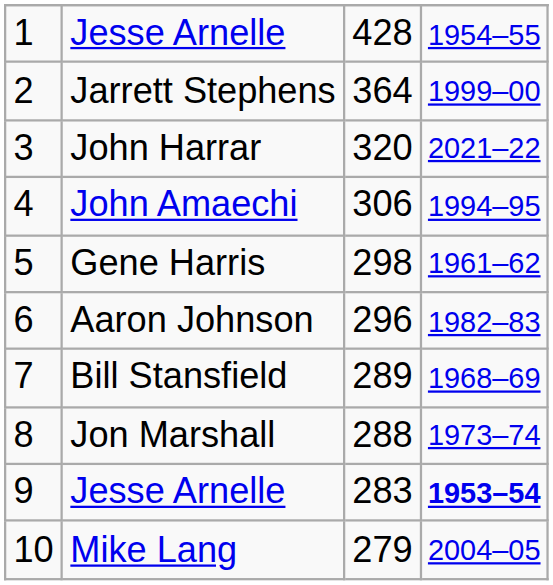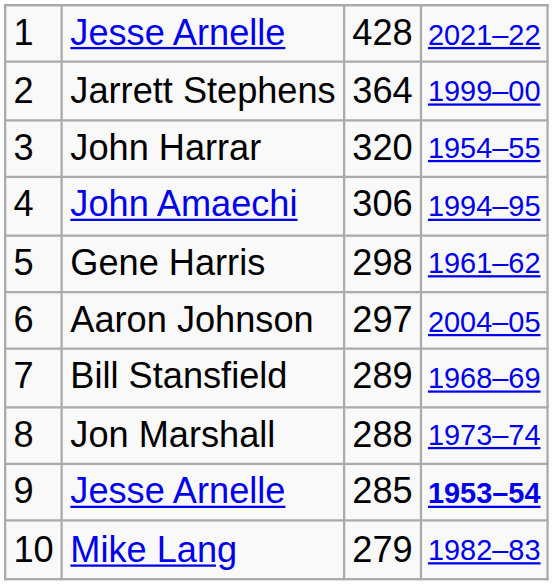(484, 34) 1954–55 -> (484, 34) 2021–22
(484, 148) 2021–22 -> (484, 148) 1954–55
(383, 319) 296 -> (383, 319) 297
(484, 321) 1982–83 -> (484, 321) 2004–05
(383, 491) 283 -> (383, 491) 285
(484, 550) 2004–05 -> (484, 550) 1982–83
